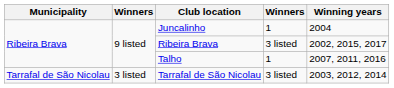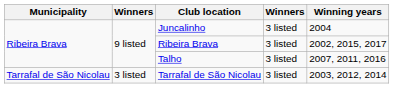(268, 28) 1 -> (281, 28) 3 listed
(268, 59) 1 -> (281, 59) 3 listed
